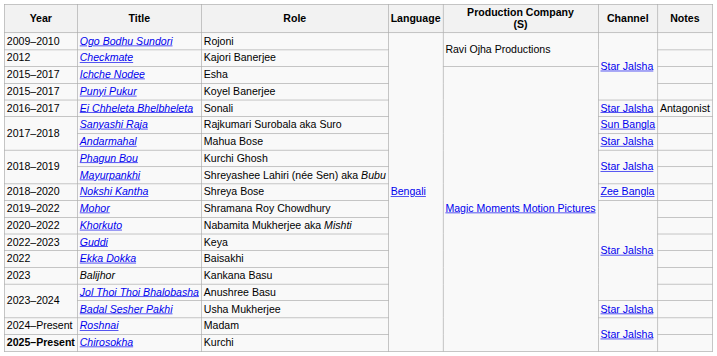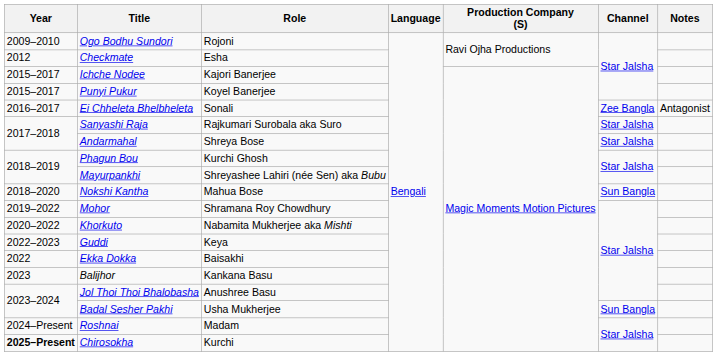(240, 58) Kajori Banerjee -> (216, 58) Esha
(216, 74) Esha -> (240, 74) Kajori Banerjee
(627, 108) Star Jalsha -> (627, 108) Zee Bangla
(628, 125) Sun Bangla -> (627, 125) Star Jalsha
(233, 141) Mahua Bose -> (234, 141) Shreya Bose
(234, 192) Shreya Bose -> (233, 192) Mahua Bose
(627, 192) Zee Bangla -> (628, 192) Sun Bangla
(627, 309) Star Jalsha -> (628, 309) Sun Bangla
